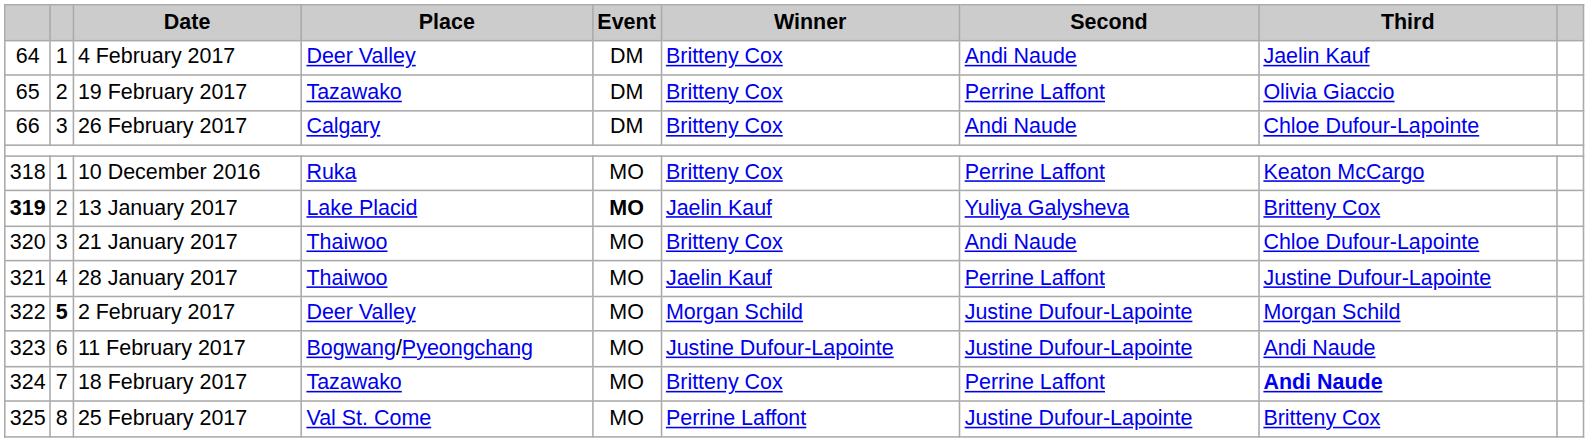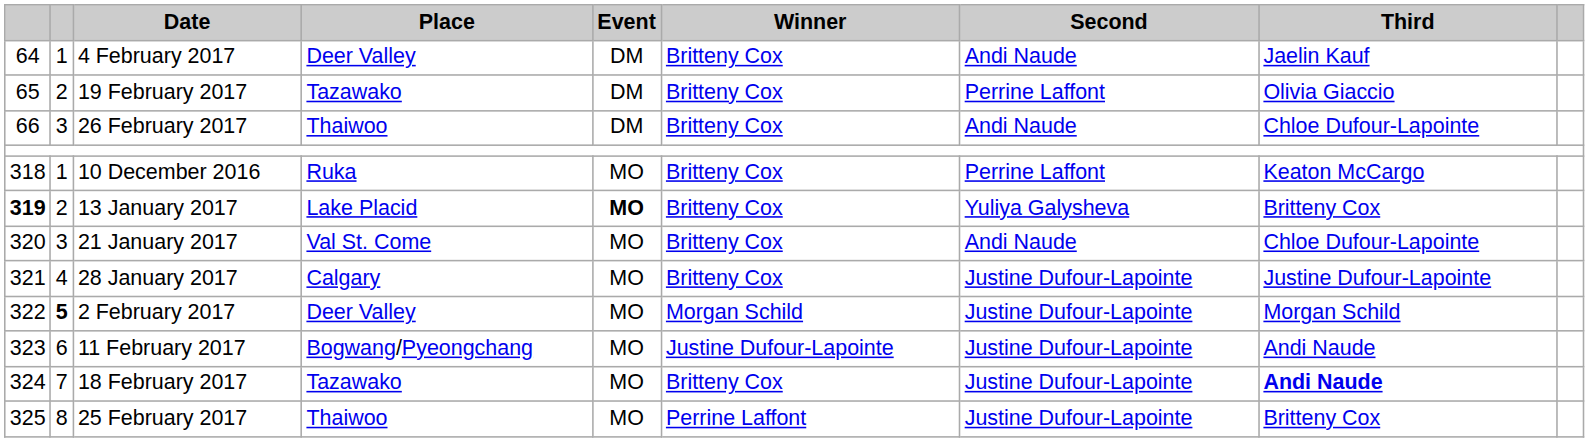(343, 127) Calgary -> (347, 127) Thaiwoo
(719, 207) Jaelin Kauf -> (724, 207) Britteny Cox
(347, 242) Thaiwoo -> (369, 242) Val St. Come
(347, 277) Thaiwoo -> (343, 277) Calgary
(719, 277) Jaelin Kauf -> (724, 277) Britteny Cox
(1035, 277) Perrine Laffont -> (1079, 277) Justine Dufour-Lapointe
(1035, 382) Perrine Laffont -> (1079, 382) Justine Dufour-Lapointe
(369, 418) Val St. Come -> (347, 418) Thaiwoo
